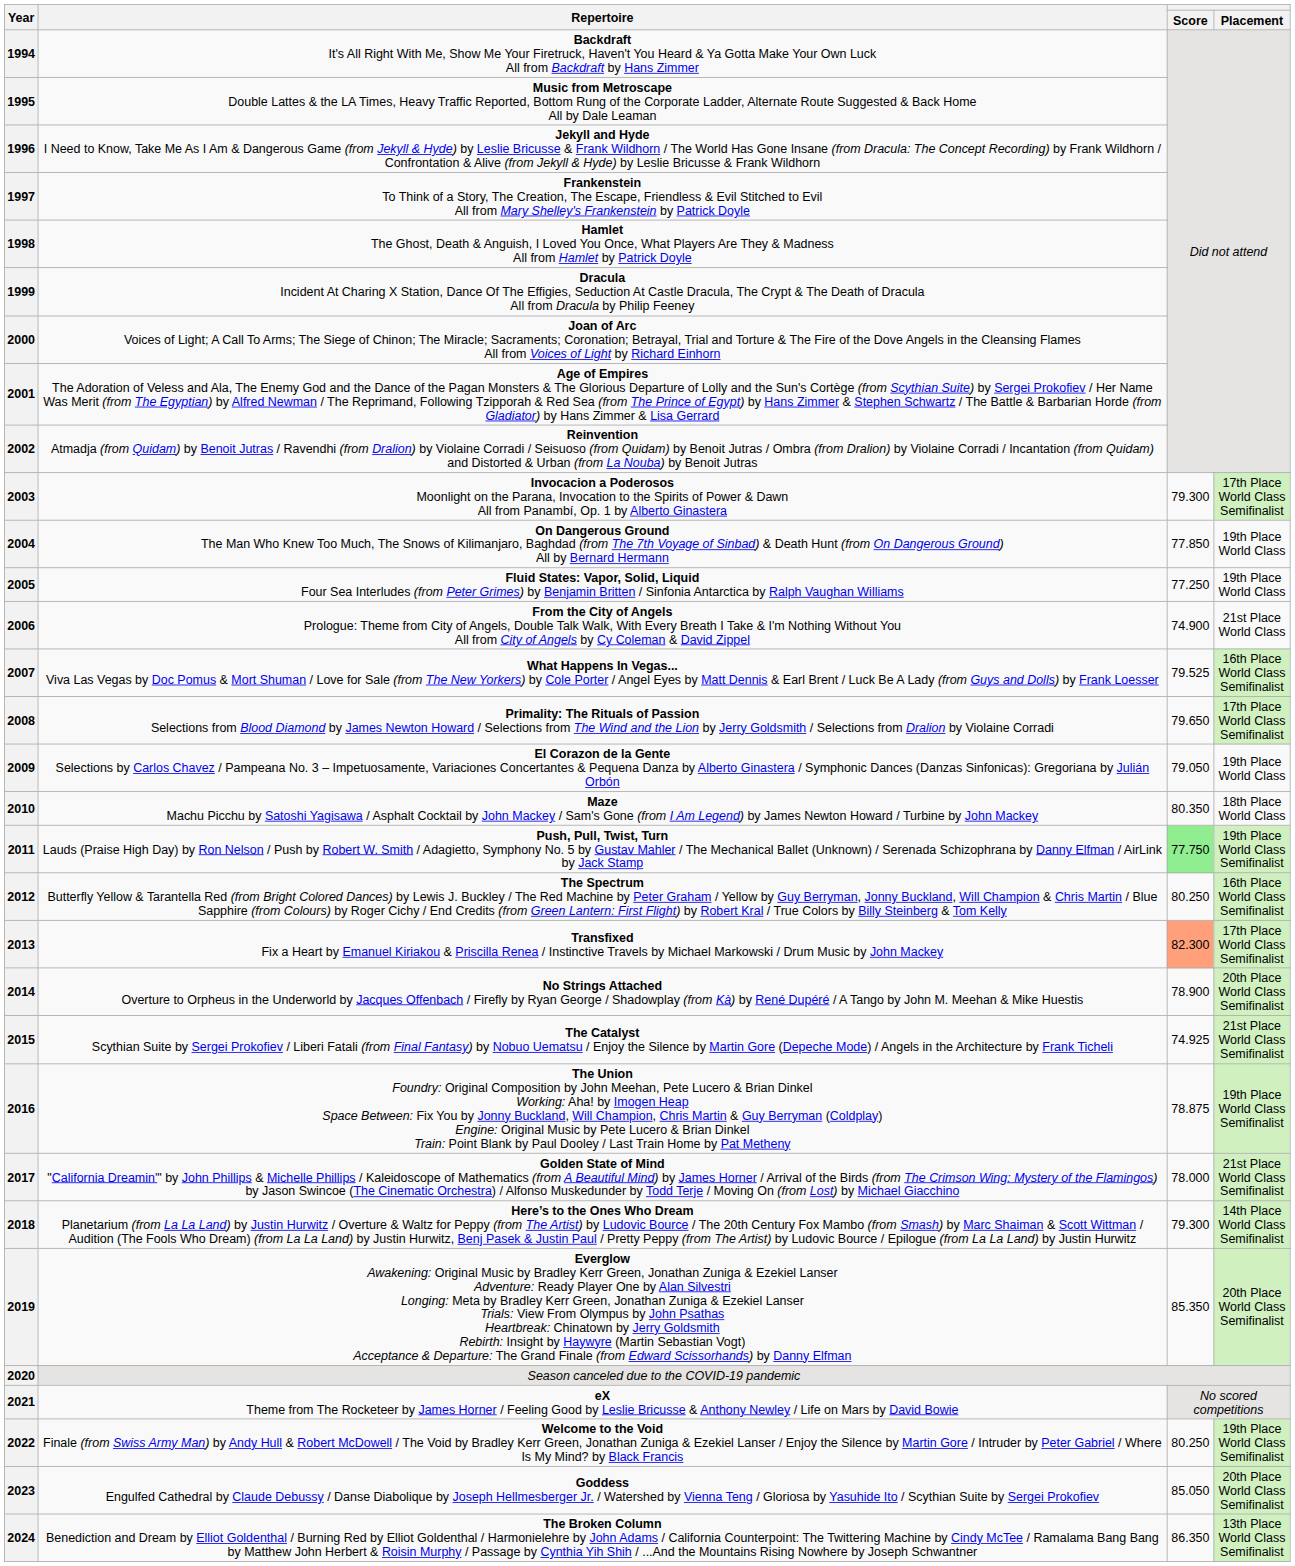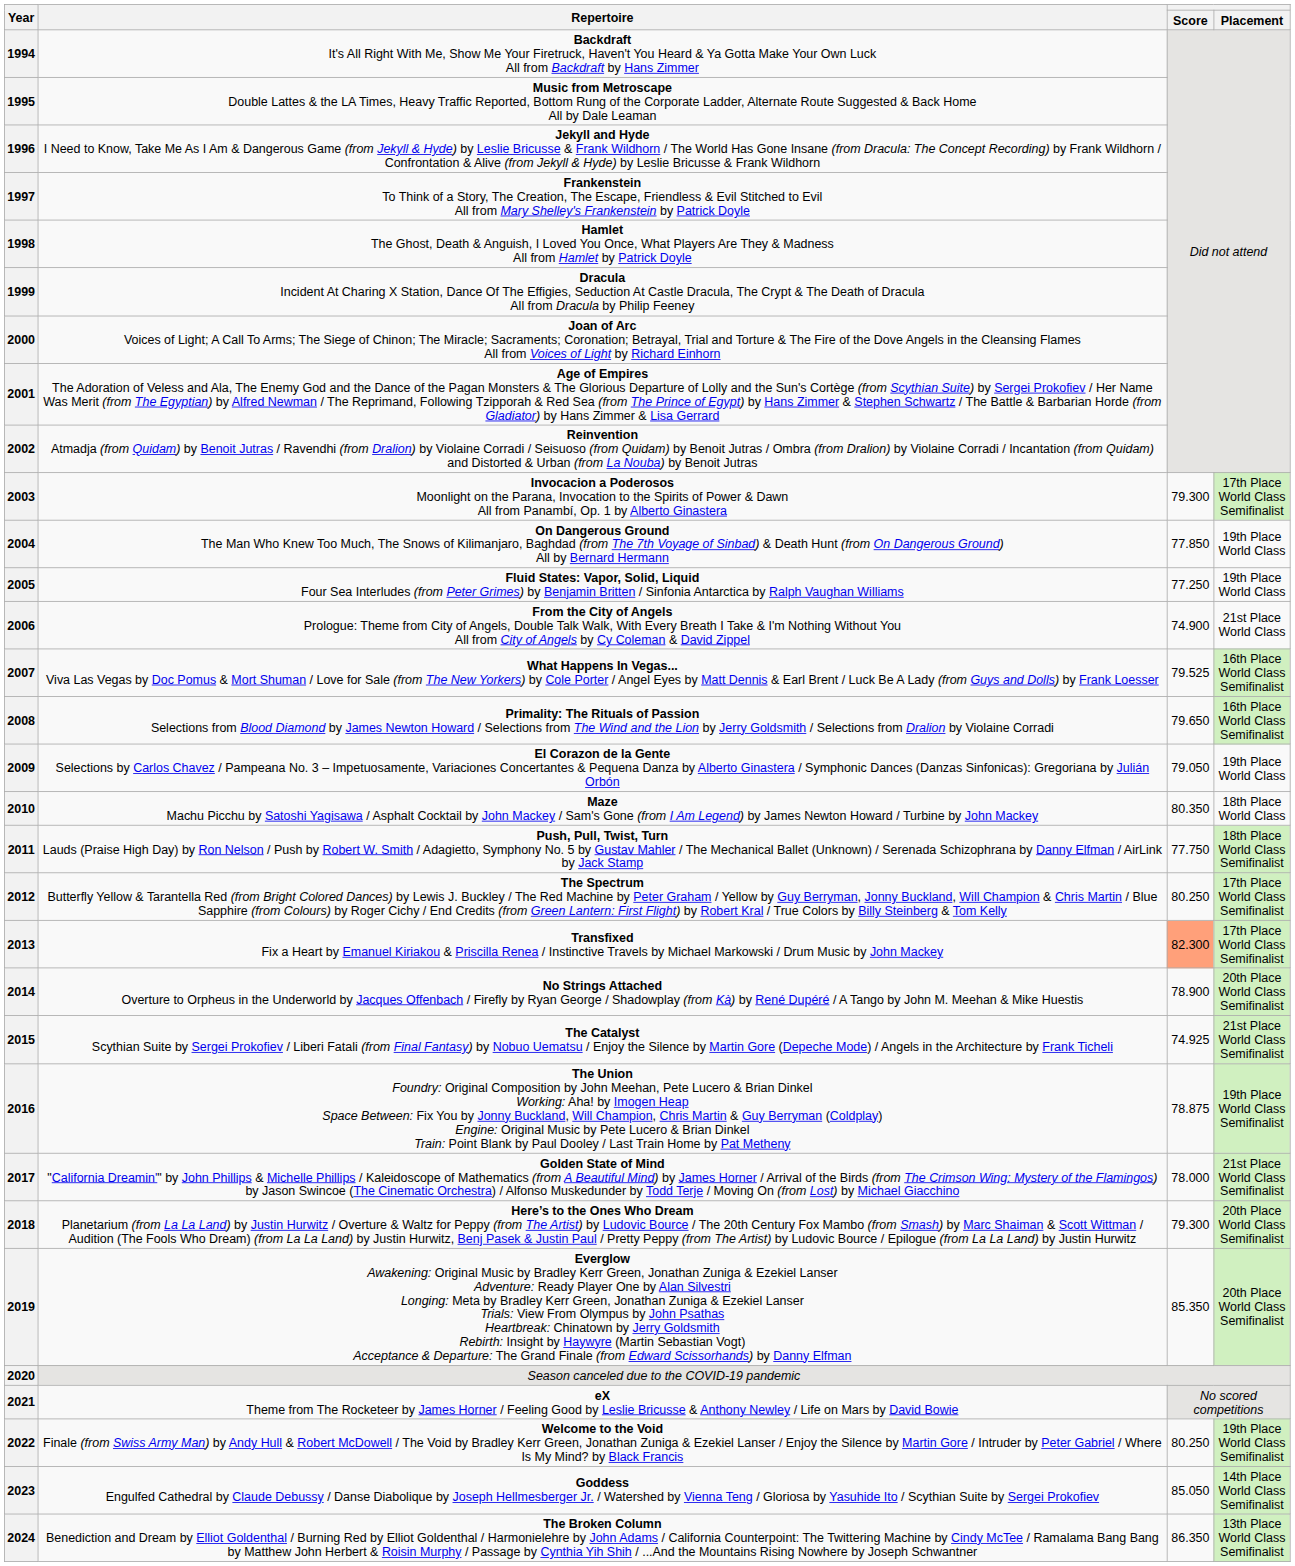(1252, 720) 17th Place World Class Semifinalist -> (1252, 720) 16th Place World Class Semifinalist
(1190, 849) lightgreen background -> (1190, 849) no background
(1252, 849) 19th Place World Class Semifinalist -> (1252, 849) 18th Place World Class Semifinalist
(1252, 897) 16th Place World Class Semifinalist -> (1252, 897) 17th Place World Class Semifinalist
(1252, 1224) 14th Place World Class Semifinalist -> (1252, 1224) 20th Place World Class Semifinalist
(1252, 1490) 20th Place World Class Semifinalist -> (1252, 1490) 14th Place World Class Semifinalist
